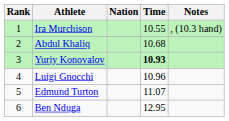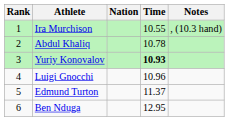(154, 44) 10.68 -> (154, 44) 10.78
(154, 92) 11.07 -> (154, 92) 11.37
